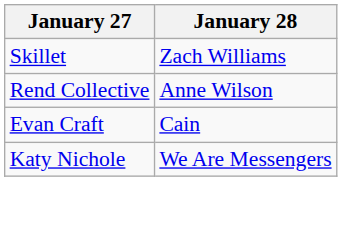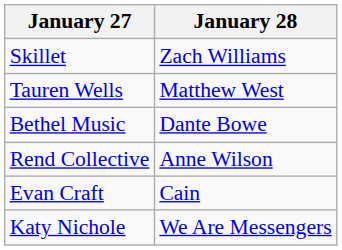+ row: (66, 90)
+ row: (68, 124)
